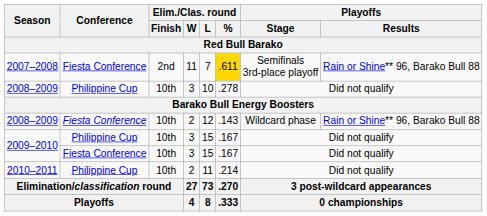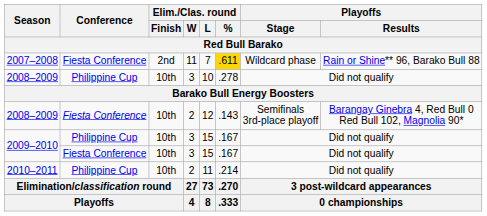(281, 67) Semifinals 3rd-place playoff -> (281, 61) Wildcard phase
(281, 121) Wildcard phase -> (281, 115) Semifinals 3rd-place playoff
(401, 121) Rain or Shine** 96, Barako Bull 88 -> (401, 115) Barangay Ginebra 4, Red Bull 0 Red Bull 102, Magnolia 90*
